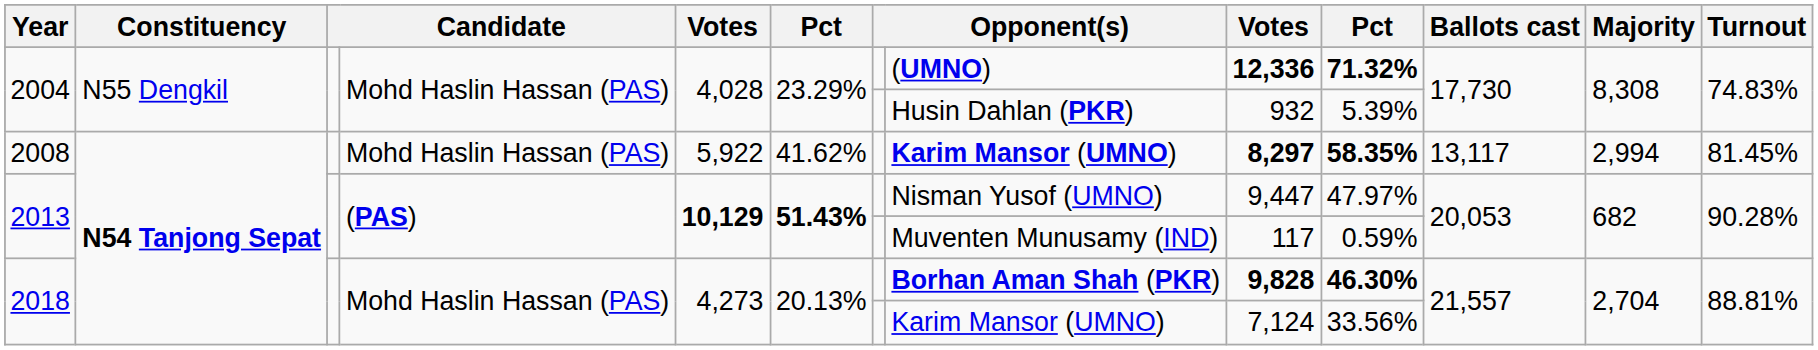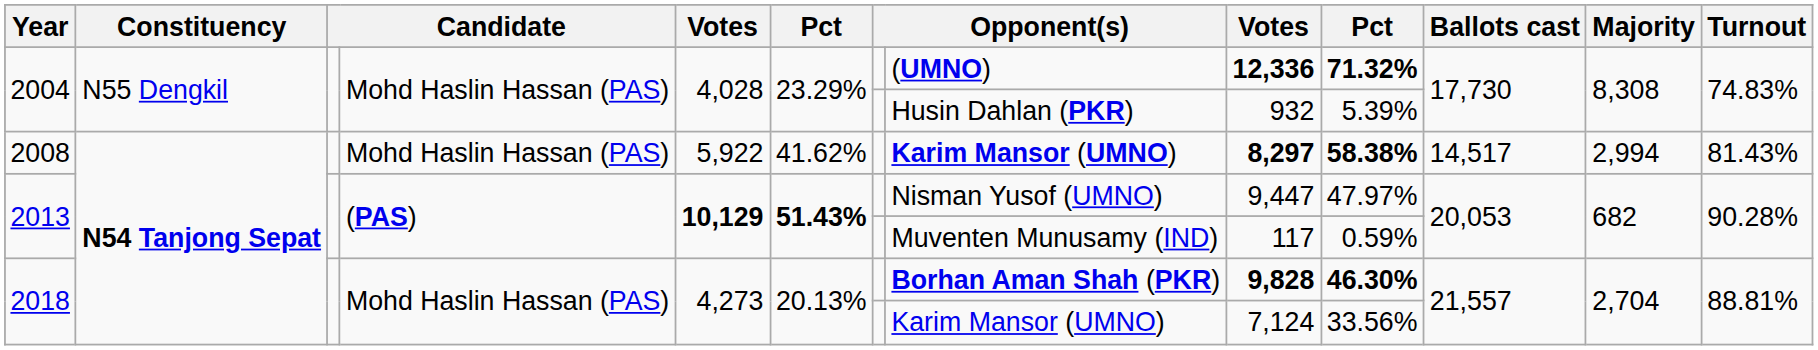(1372, 153) 58.35% -> (1372, 153) 58.38%
(1470, 153) 13,117 -> (1471, 153) 14,517
(1753, 153) 81.45% -> (1753, 153) 81.43%
